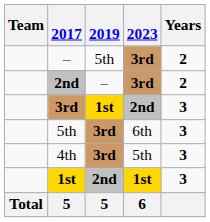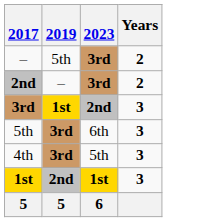- column: (26, 25)
